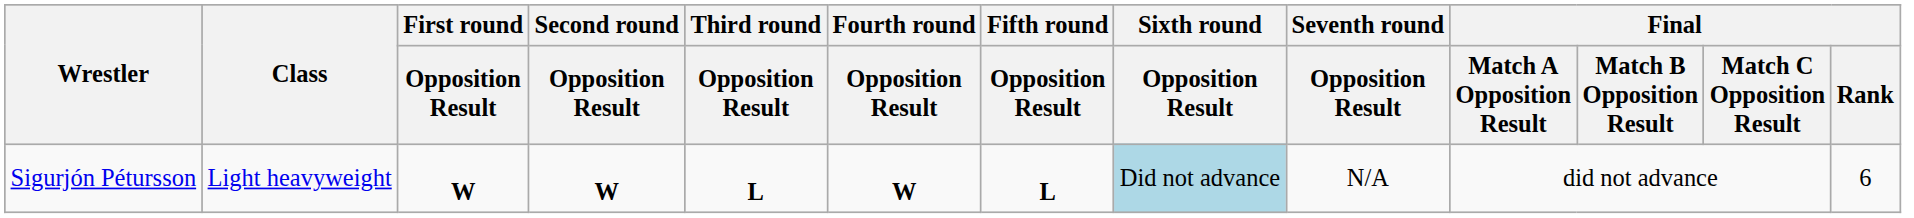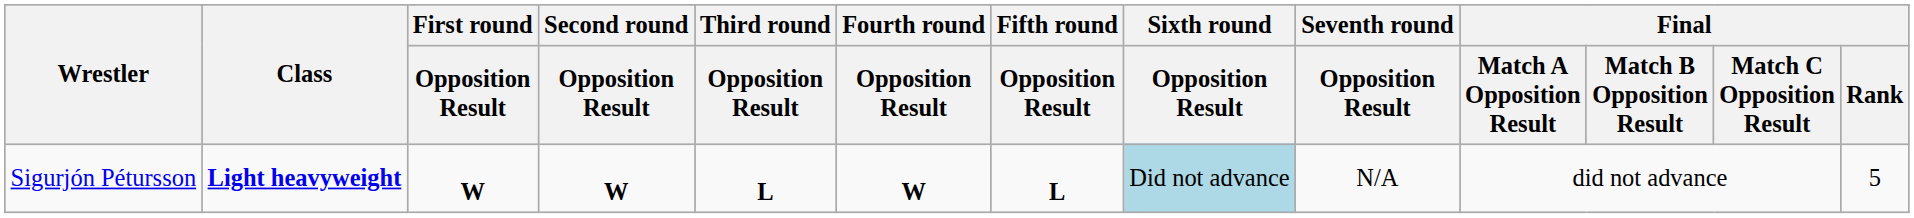(300, 178) normal -> (304, 178) bold
(1865, 178) 6 -> (1875, 178) 5
